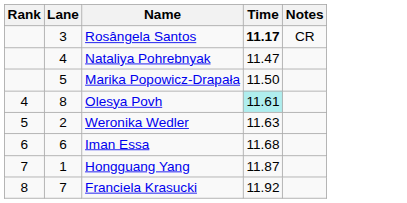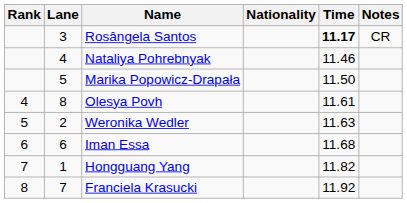+ column: (281, 15)
(263, 58) 11.47 -> (339, 58) 11.46
(263, 101) paleturquoise background -> (339, 101) no background
(263, 166) 11.87 -> (339, 166) 11.82
